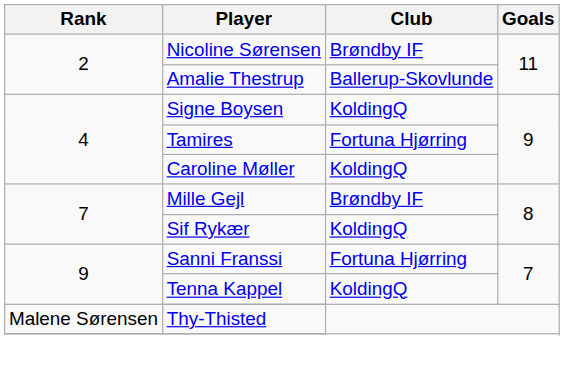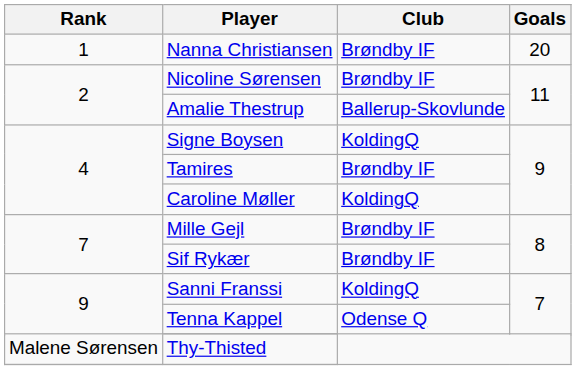+ row: (250, 49)
(398, 139) Fortuna Hjørring -> (388, 169) Brøndby IF
(368, 229) KoldingQ -> (388, 259) Brøndby IF
(398, 259) Fortuna Hjørring -> (380, 288) KoldingQ
(368, 288) KoldingQ -> (384, 318) Odense Q
